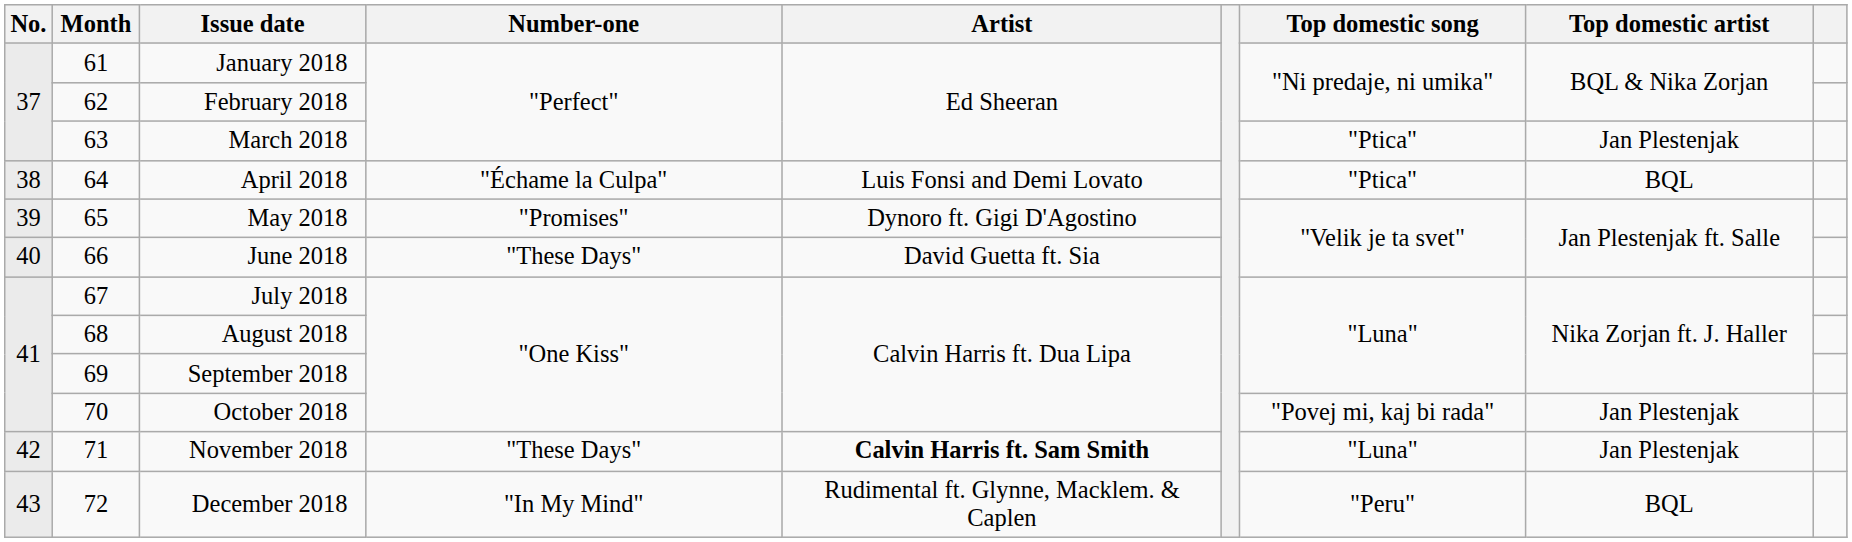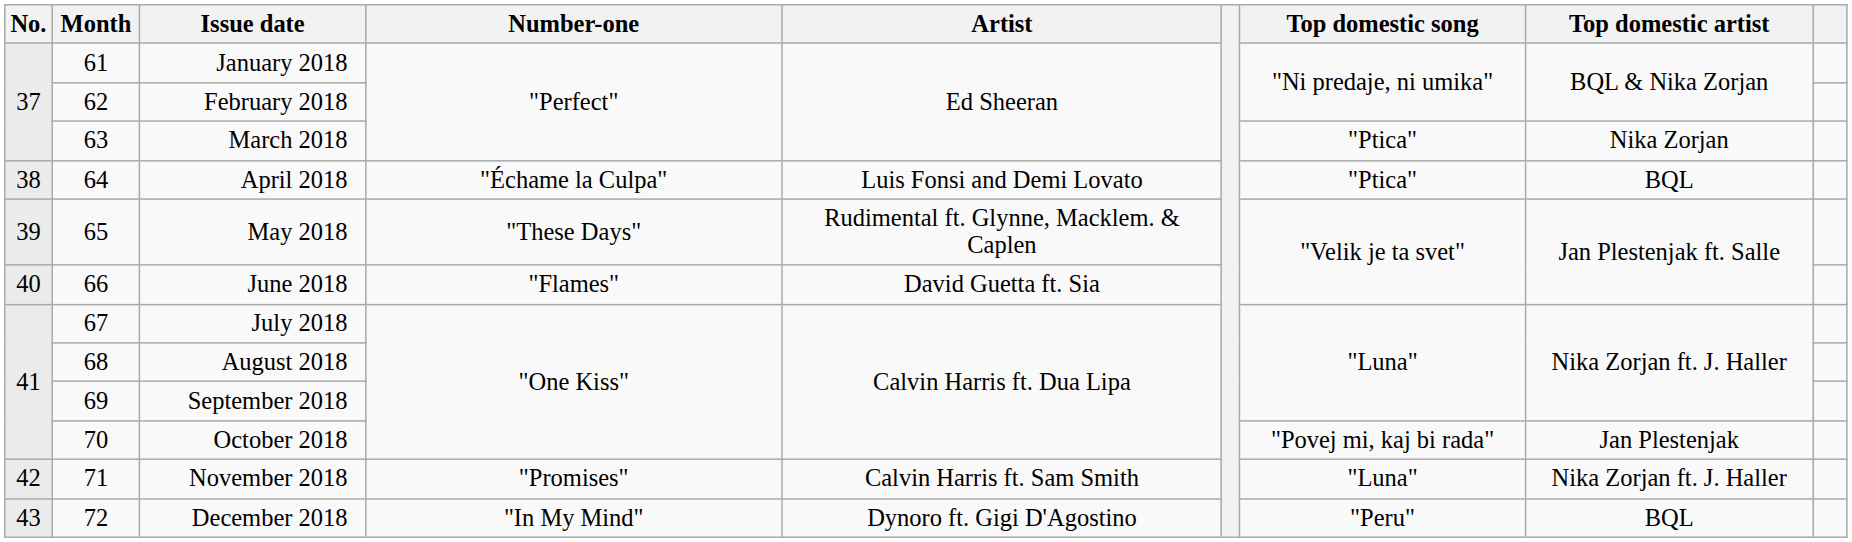(1669, 140) Jan Plestenjak -> (1669, 140) Nika Zorjan
(574, 218) "Promises" -> (574, 231) "These Days"
(1002, 218) Dynoro ft. Gigi D'Agostino -> (1002, 231) Rudimental ft. Glynne, Macklem. & Caplen
(574, 256) "These Days" -> (574, 284) "Flames"
(574, 450) "These Days" -> (574, 478) "Promises"
(1002, 450) bold -> (1002, 478) normal
(1669, 450) Jan Plestenjak -> (1669, 478) Nika Zorjan ft. J. Haller
(1002, 503) Rudimental ft. Glynne, Macklem. & Caplen -> (1002, 517) Dynoro ft. Gigi D'Agostino
